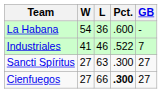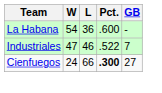(86, 46) 41 -> (72, 46) 47
- row: (41, 63)
(86, 79) 27 -> (72, 63) 24
